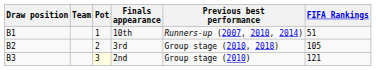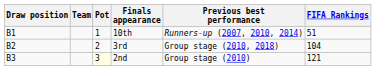(314, 46) 105 -> (314, 46) 104
